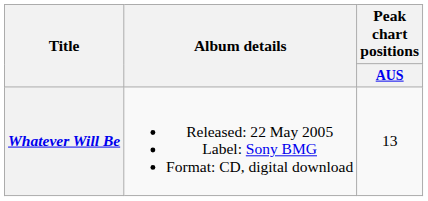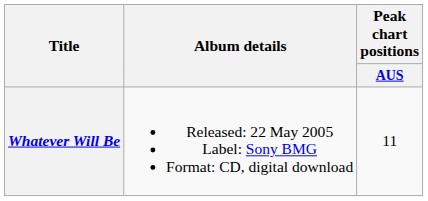(390, 141) 13 -> (390, 141) 11
